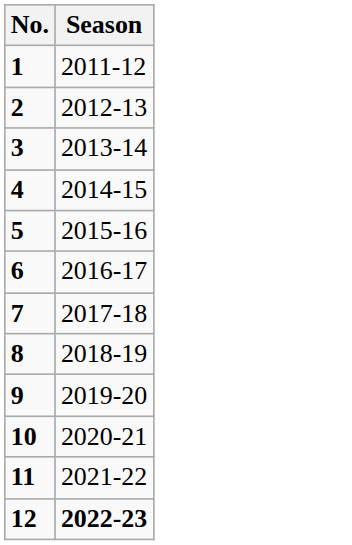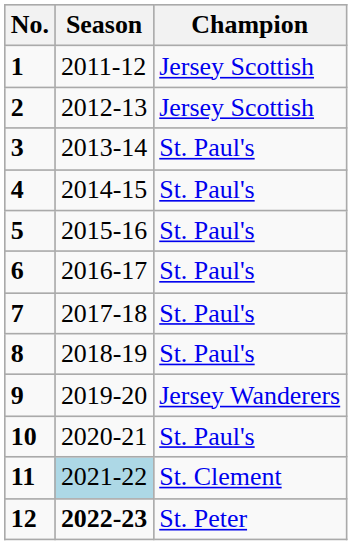+ column: (250, 25)
(104, 477) no background -> (104, 477) lightblue background
